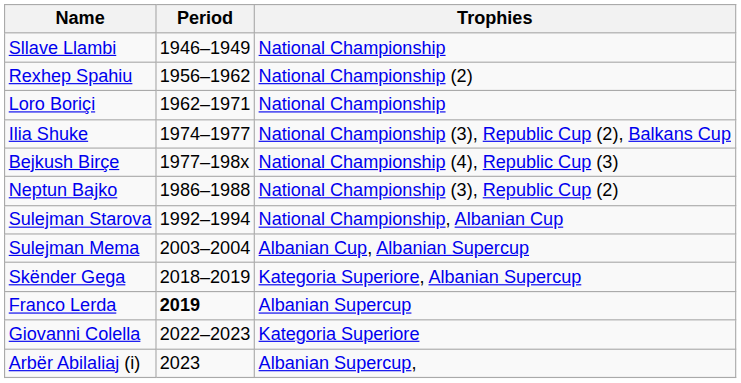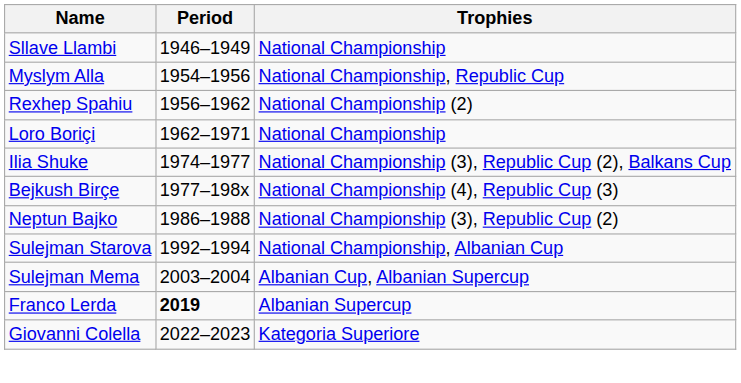+ row: (56, 76)
- row: (67, 276)
- row: (75, 362)
